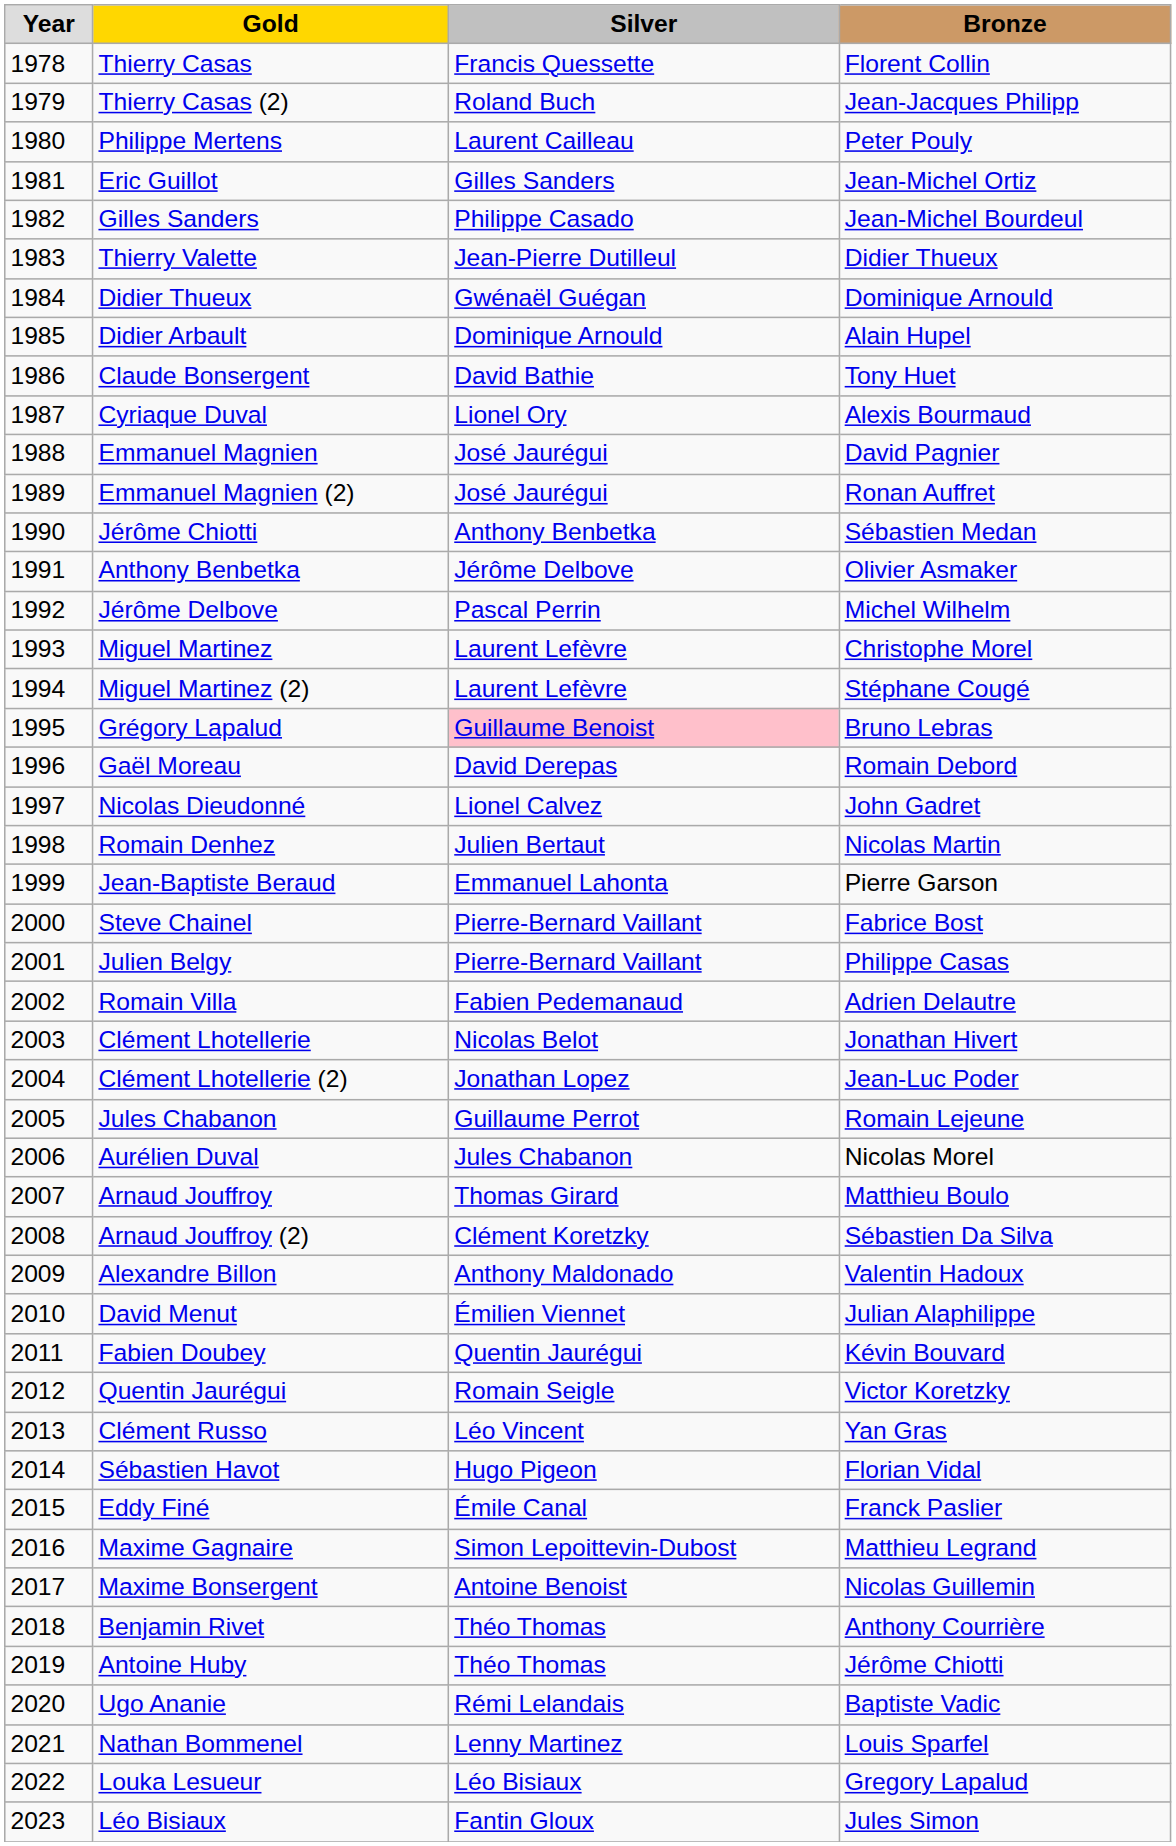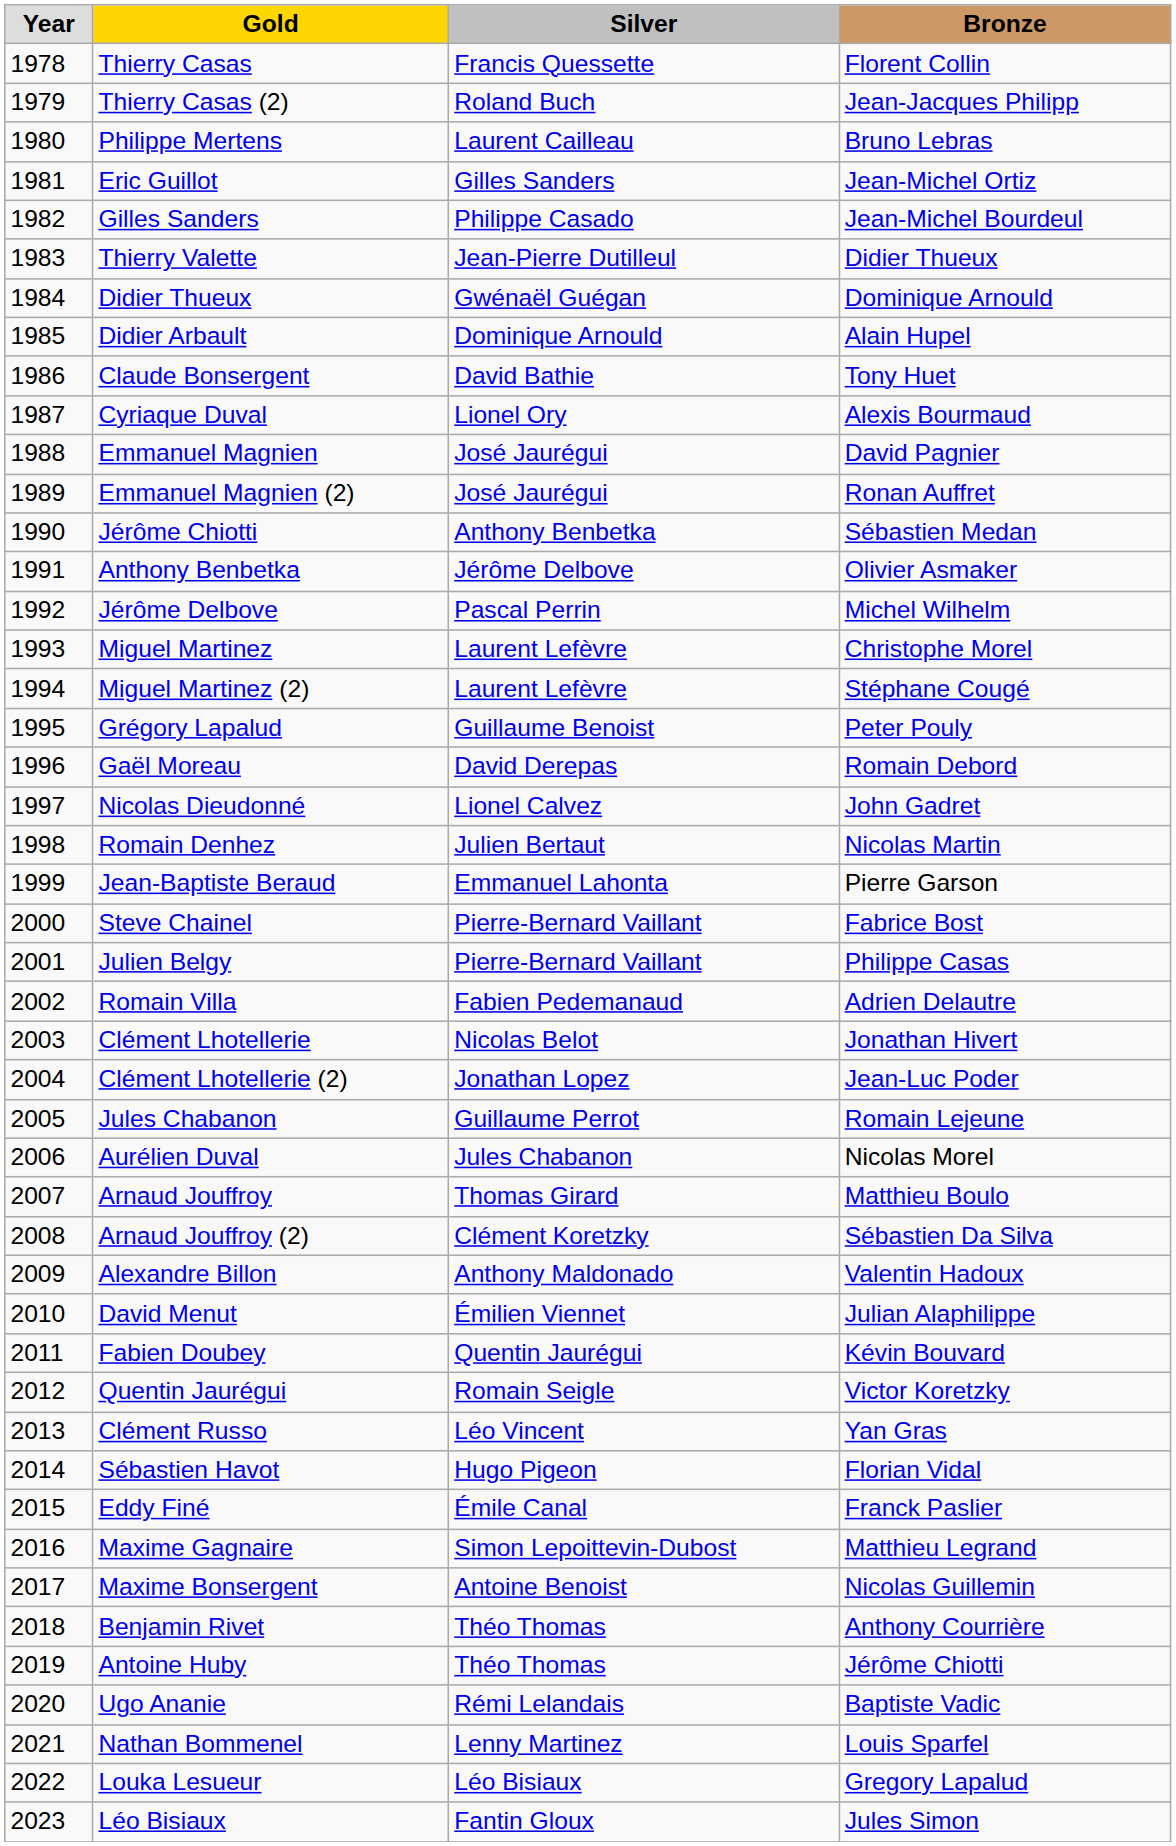(908, 141) Peter Pouly -> (919, 141) Bruno Lebras
(554, 727) pink background -> (554, 727) no background
(919, 727) Bruno Lebras -> (908, 727) Peter Pouly
